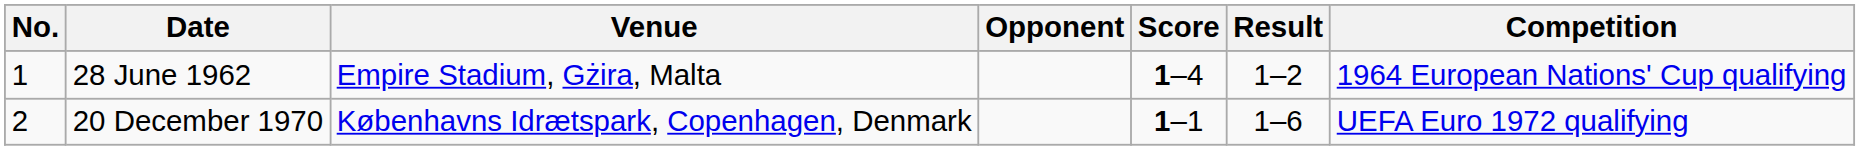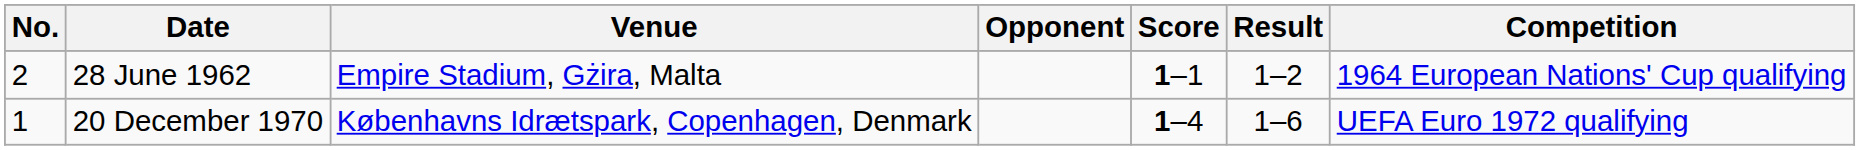(20, 74) 1 -> (20, 74) 2
(1179, 74) 1–4 -> (1179, 74) 1–1
(20, 121) 2 -> (20, 121) 1
(1179, 121) 1–1 -> (1179, 121) 1–4
